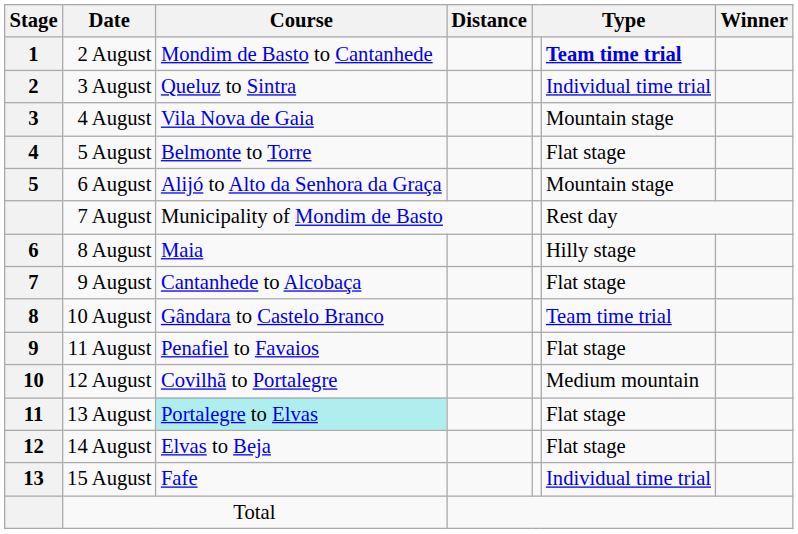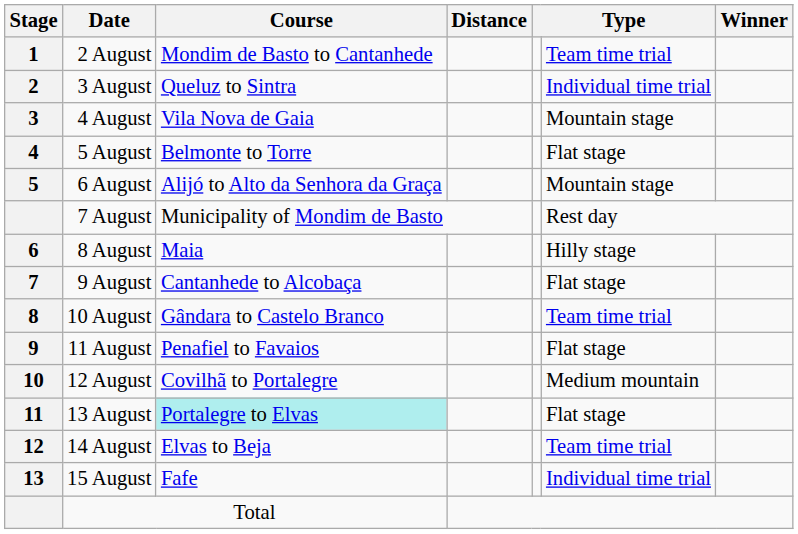(614, 53) bold -> (609, 53) normal
(586, 446) Flat stage -> (609, 446) Team time trial
